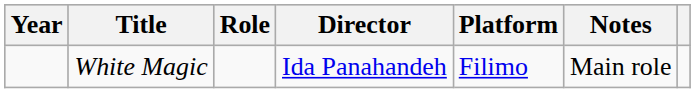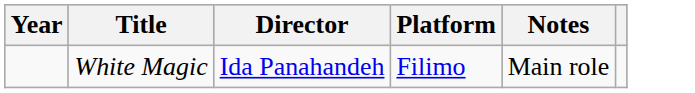- column: (245, 25)
